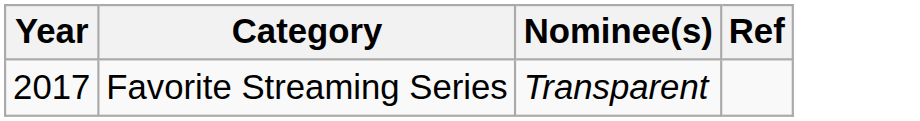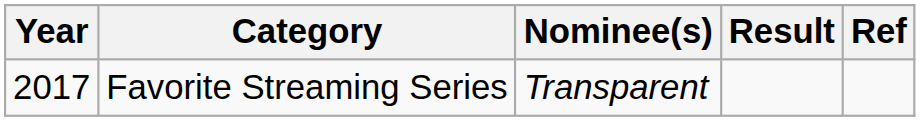+ column: (782, 32)
